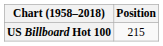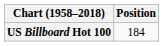(136, 31) 215 -> (136, 31) 184
